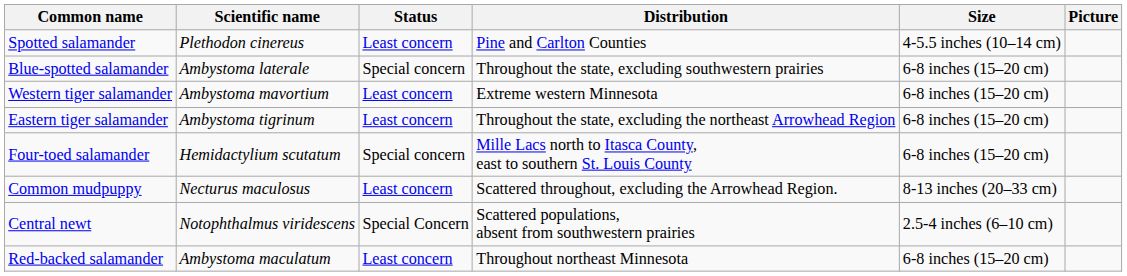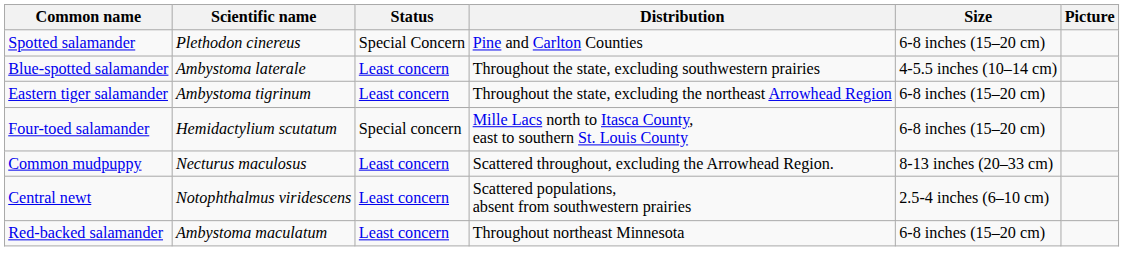(408, 42) Least concern -> (412, 42) Special Concern
(982, 42) 4-5.5 inches (10–14 cm) -> (972, 42) 6-8 inches (15–20 cm)
(414, 68) Special concern -> (404, 68) Least concern
(976, 68) 6-8 inches (15–20 cm) -> (978, 68) 4-5.5 inches (10–14 cm)
- row: (90, 94)
(416, 223) Special Concern -> (404, 198) Least concern
